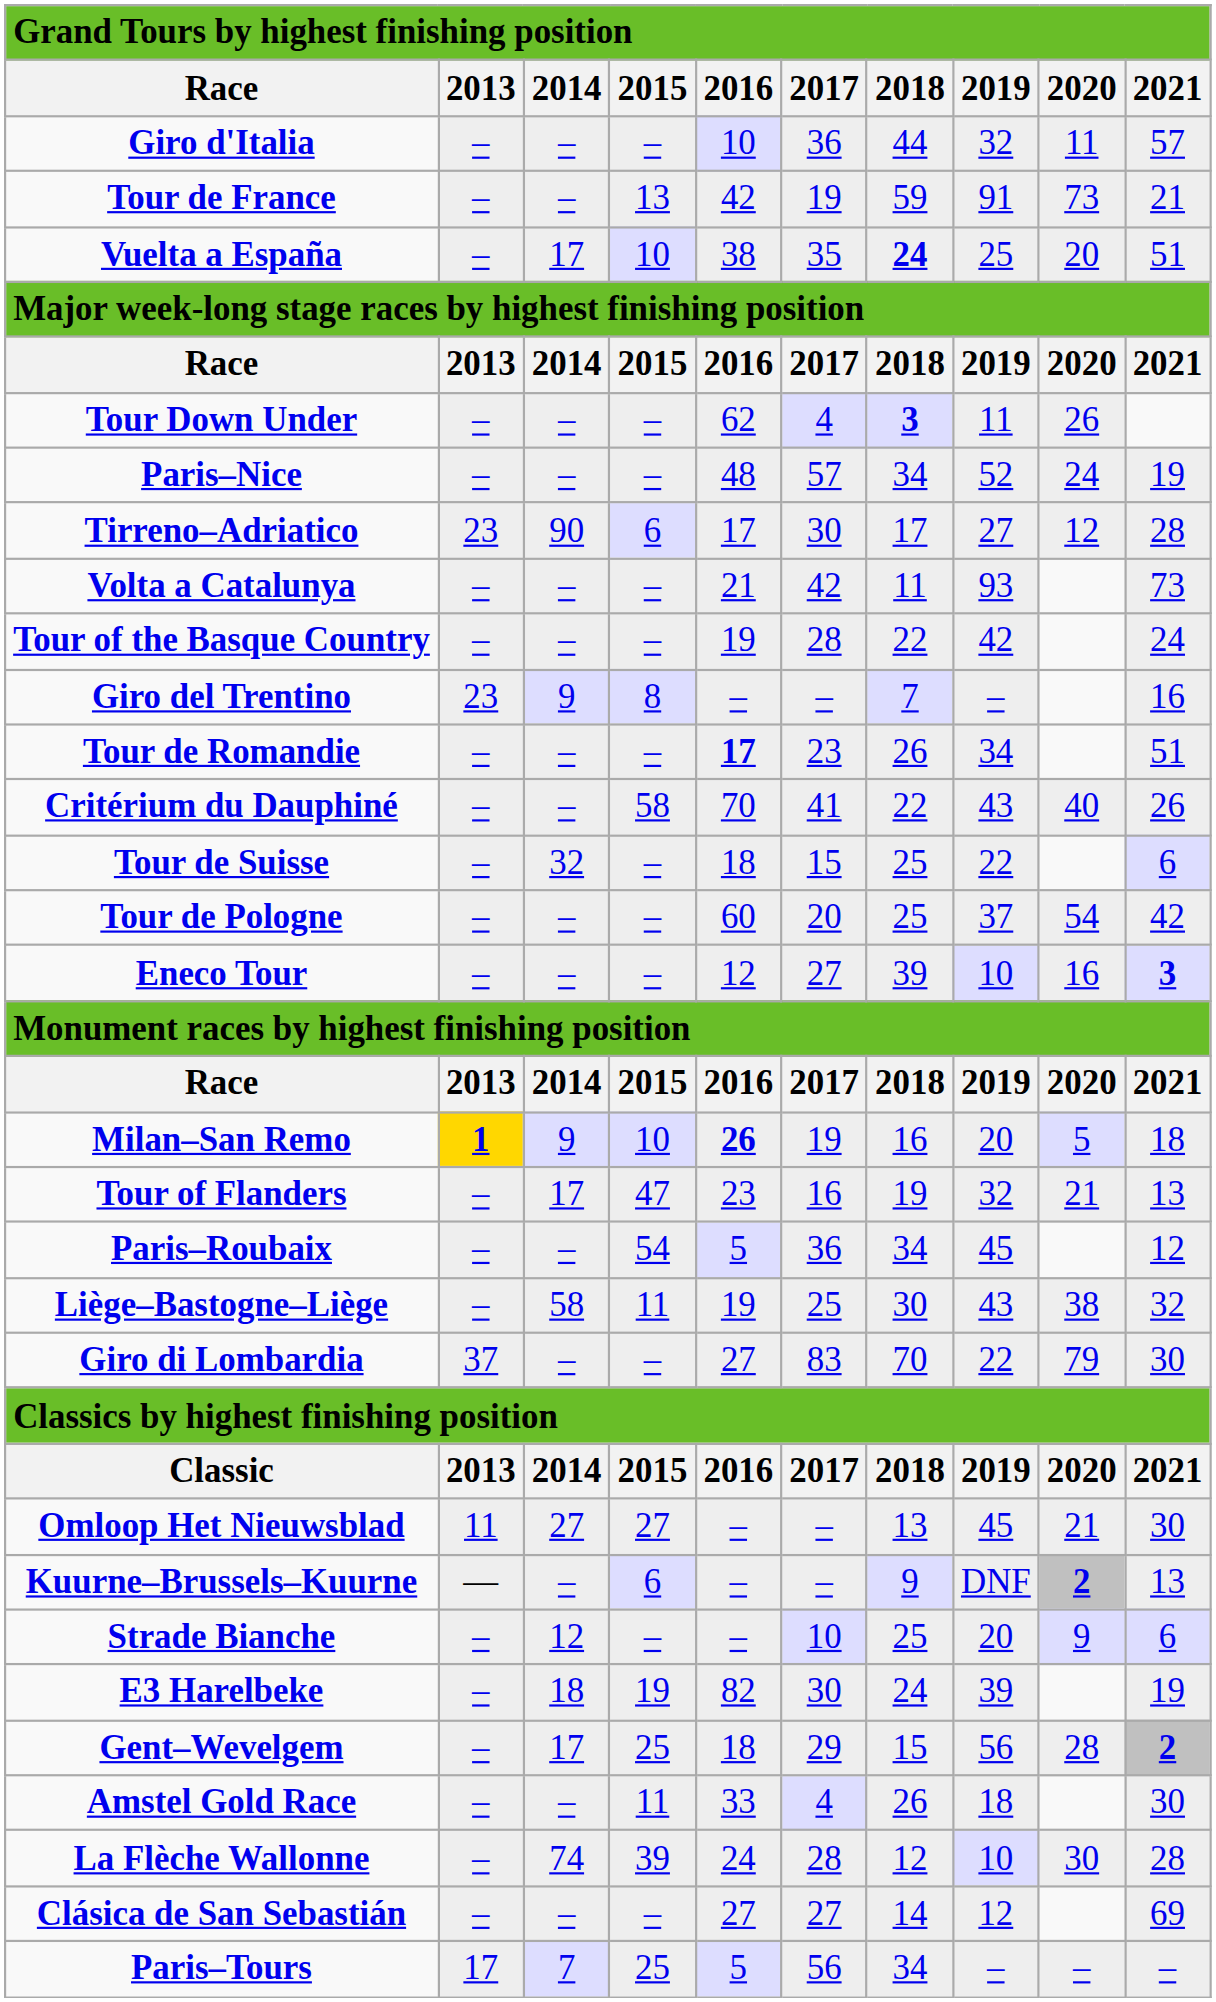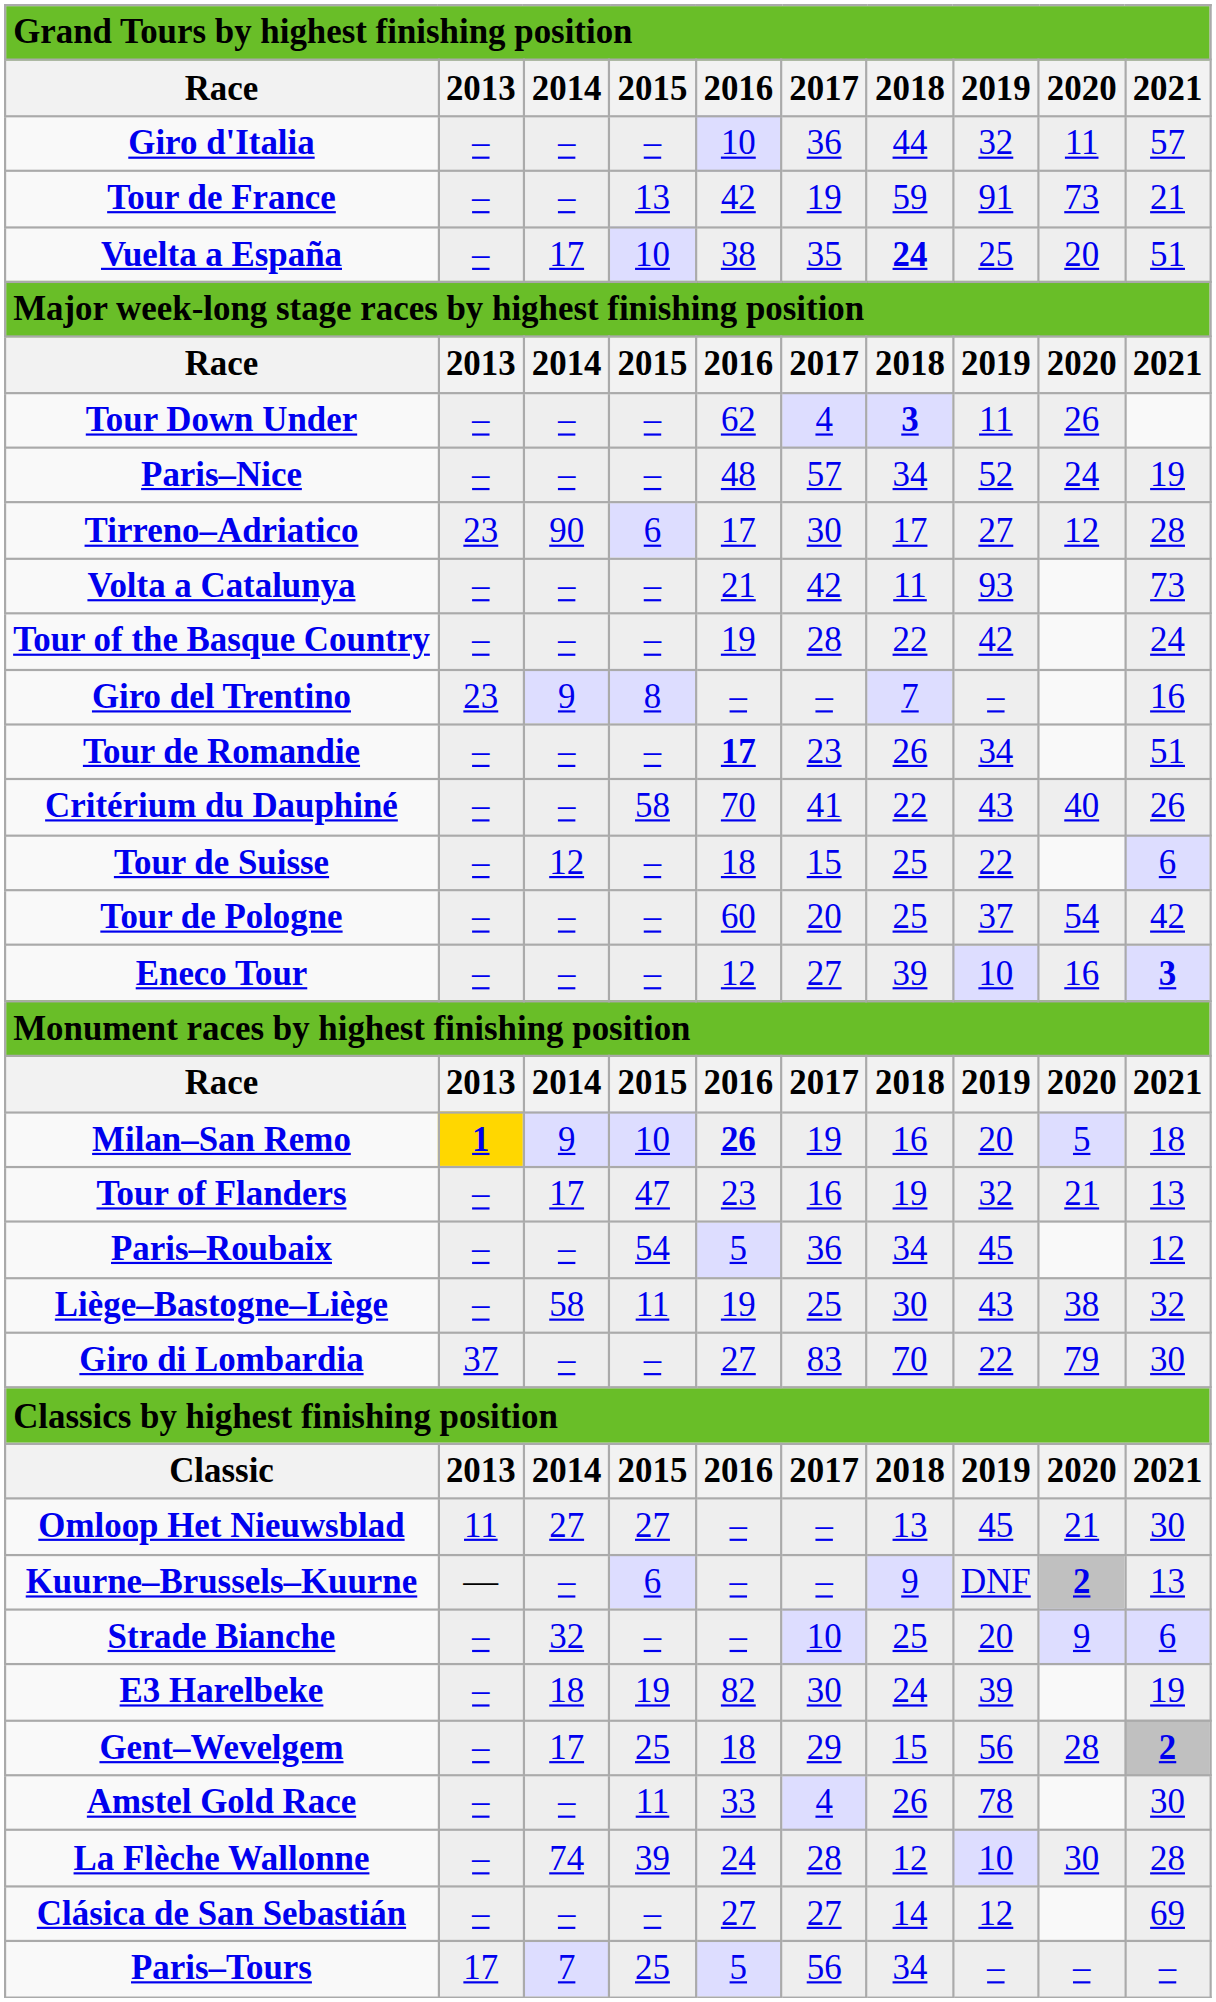(567, 861) 32 -> (567, 861) 12
(567, 1636) 12 -> (567, 1636) 32
(996, 1802) 18 -> (996, 1802) 78
